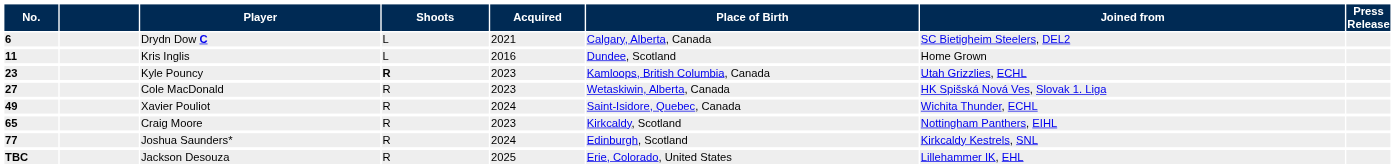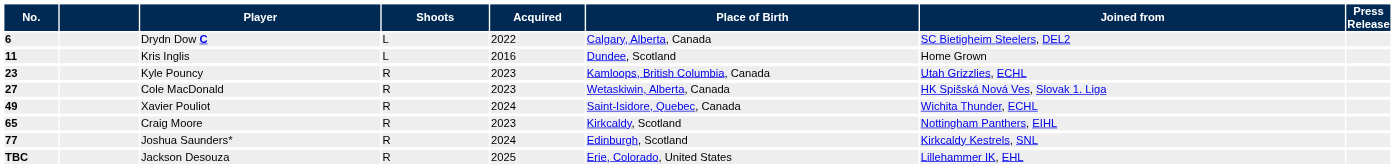(503, 39) 2021 -> (503, 39) 2022
(386, 73) bold -> (386, 73) normal
